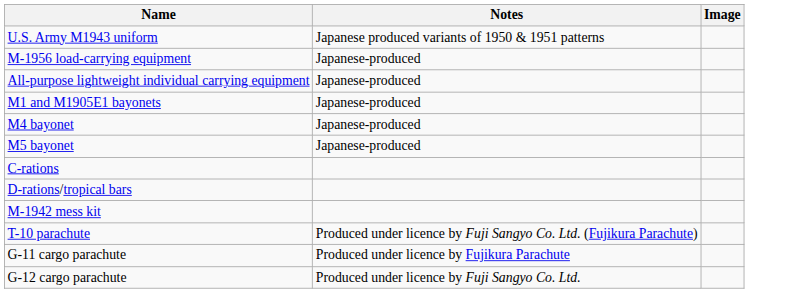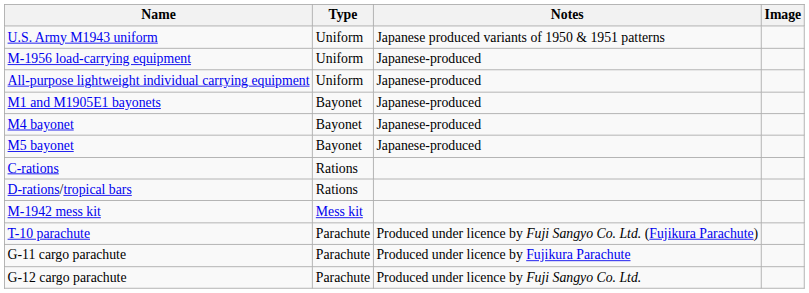+ column: (343, 15)
